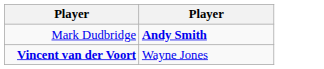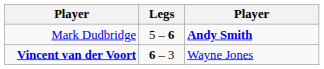+ column: (162, 14)
